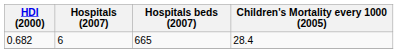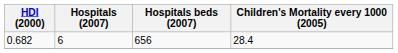(143, 40) 665 -> (143, 40) 656
